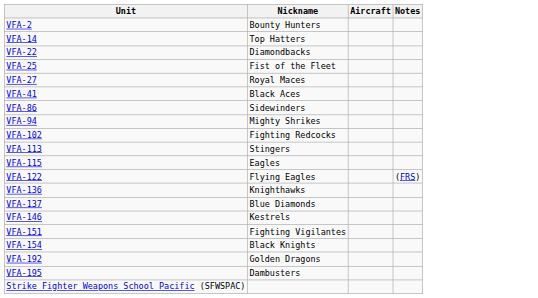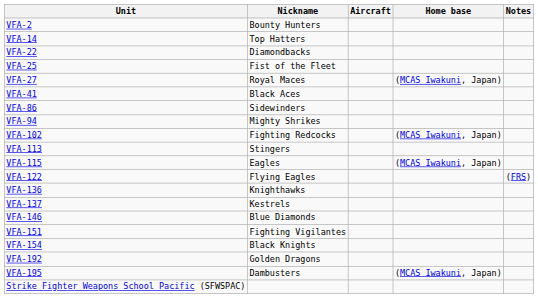+ column: (448, 11)
(283, 204) Blue Diamonds -> (270, 204) Kestrels
(270, 218) Kestrels -> (283, 218) Blue Diamonds
